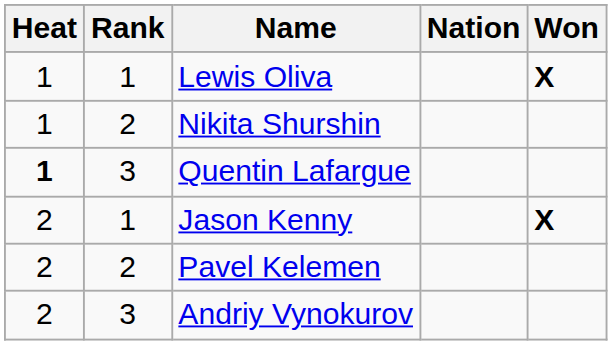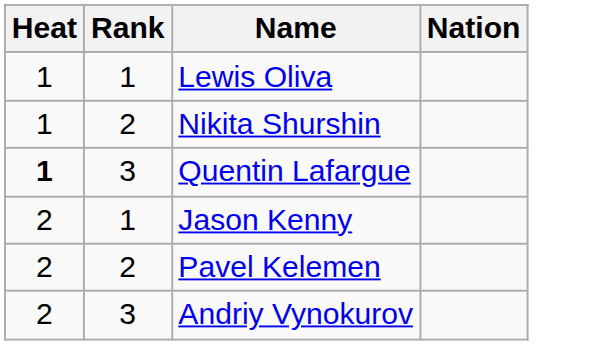- column: (567, 28)
